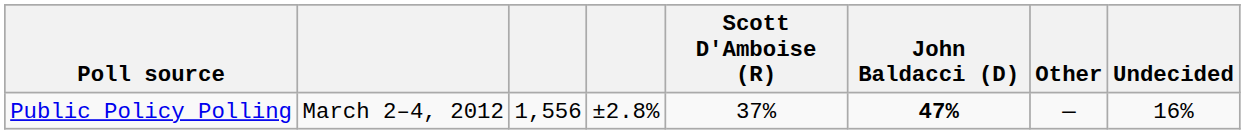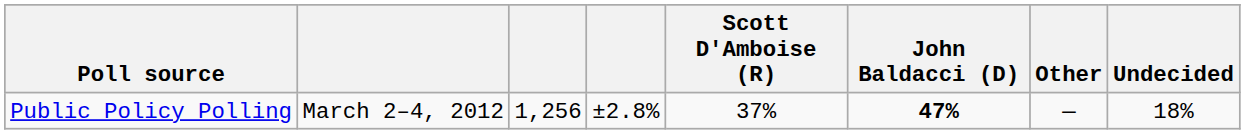(548, 111) 1,556 -> (548, 111) 1,256
(1173, 111) 16% -> (1173, 111) 18%
